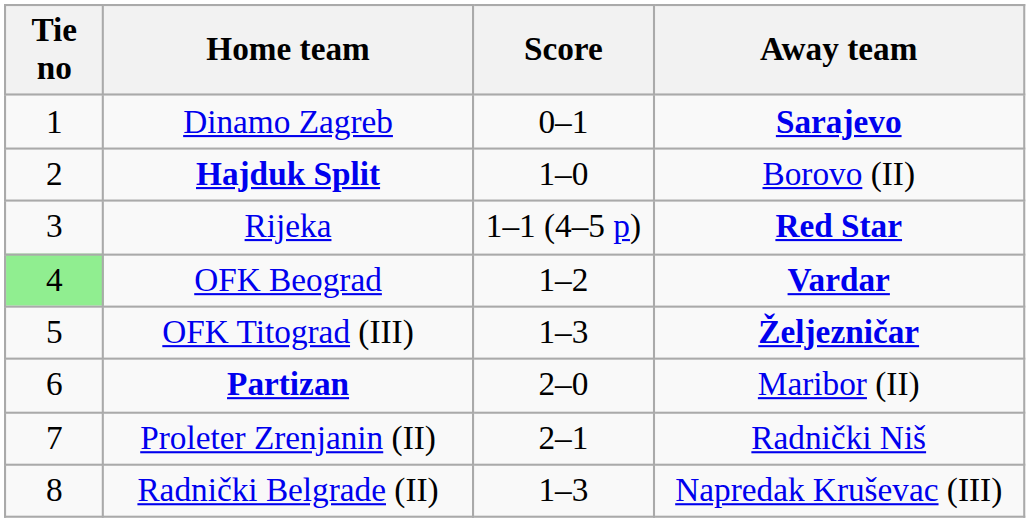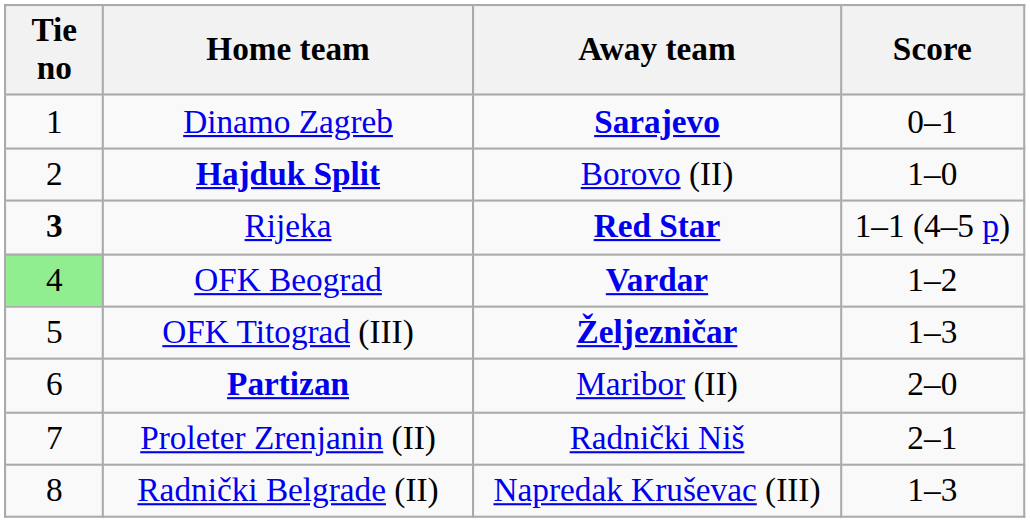columns swapped: (563, 49) <-> (839, 49)
(54, 226) normal -> (54, 226) bold
